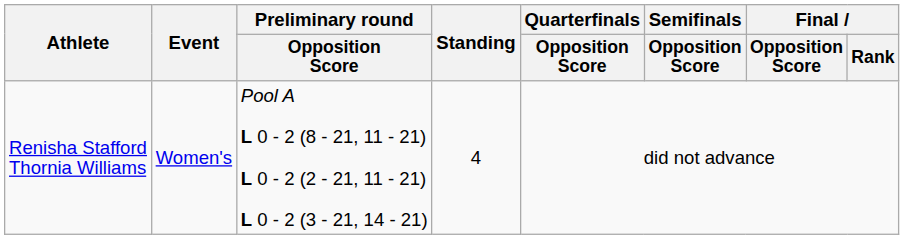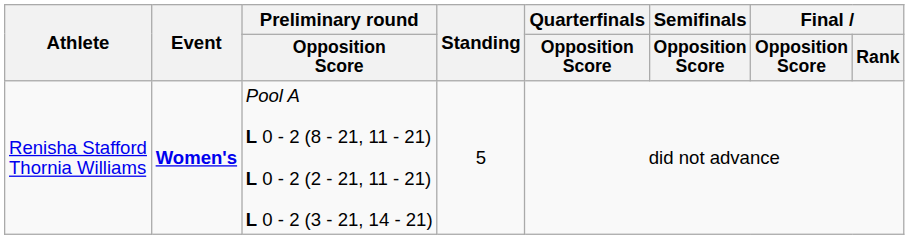(194, 158) normal -> (196, 158) bold
(476, 158) 4 -> (481, 158) 5
